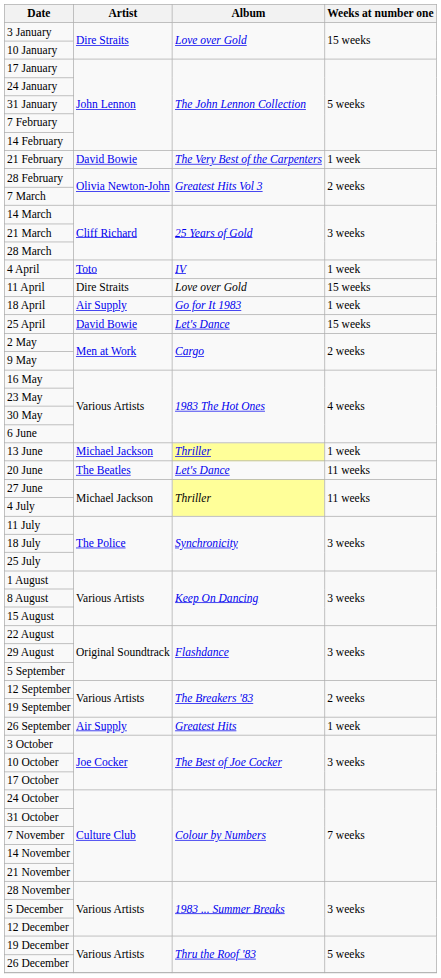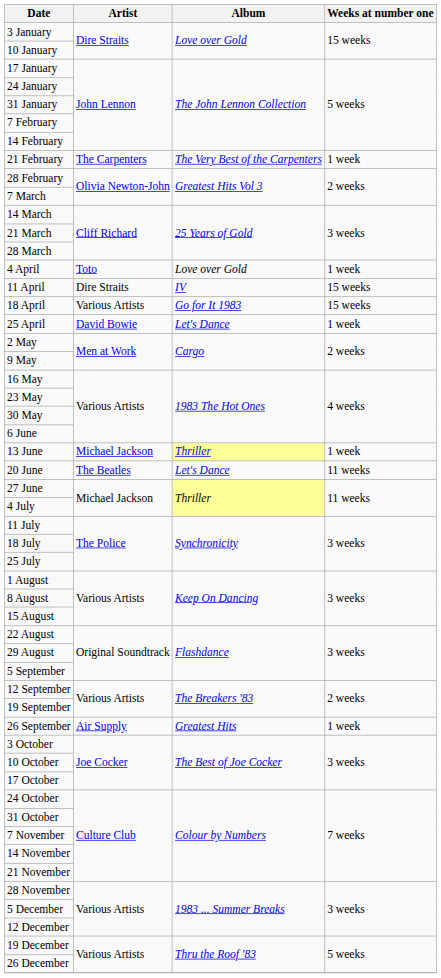(107, 159) David Bowie -> (111, 159) The Carpenters
(180, 269) IV -> (211, 269) Love over Gold
(211, 287) Love over Gold -> (180, 287) IV
(101, 305) Air Supply -> (110, 305) Various Artists
(344, 305) 1 week -> (349, 305) 15 weeks
(349, 324) 15 weeks -> (344, 324) 1 week
